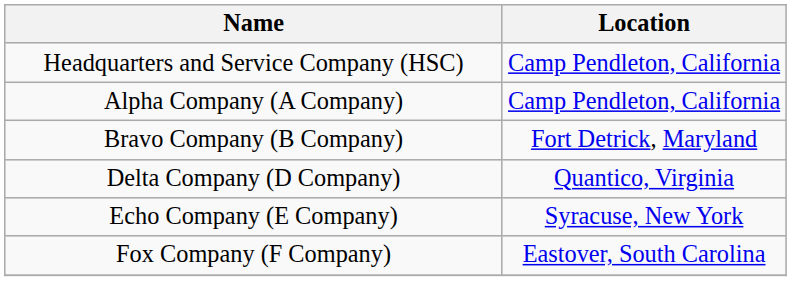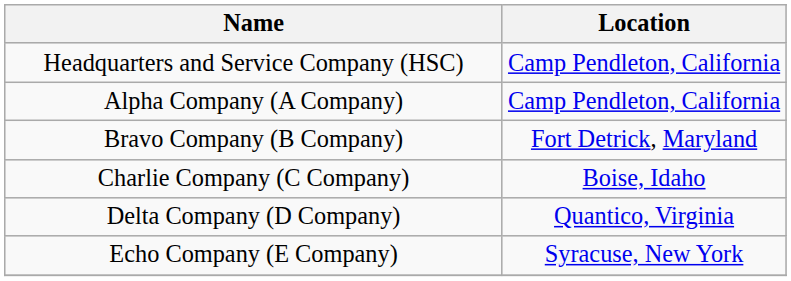+ row: (254, 178)
- row: (254, 255)
